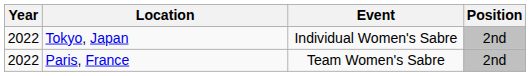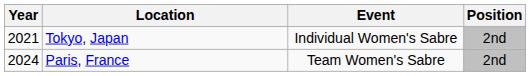(23, 37) 2022 -> (23, 37) 2021
(23, 60) 2022 -> (23, 60) 2024
